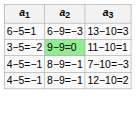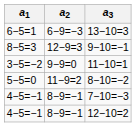+ row: (108, 47)
(62, 47) lightgreen background -> (62, 64) no background
+ row: (108, 80)
